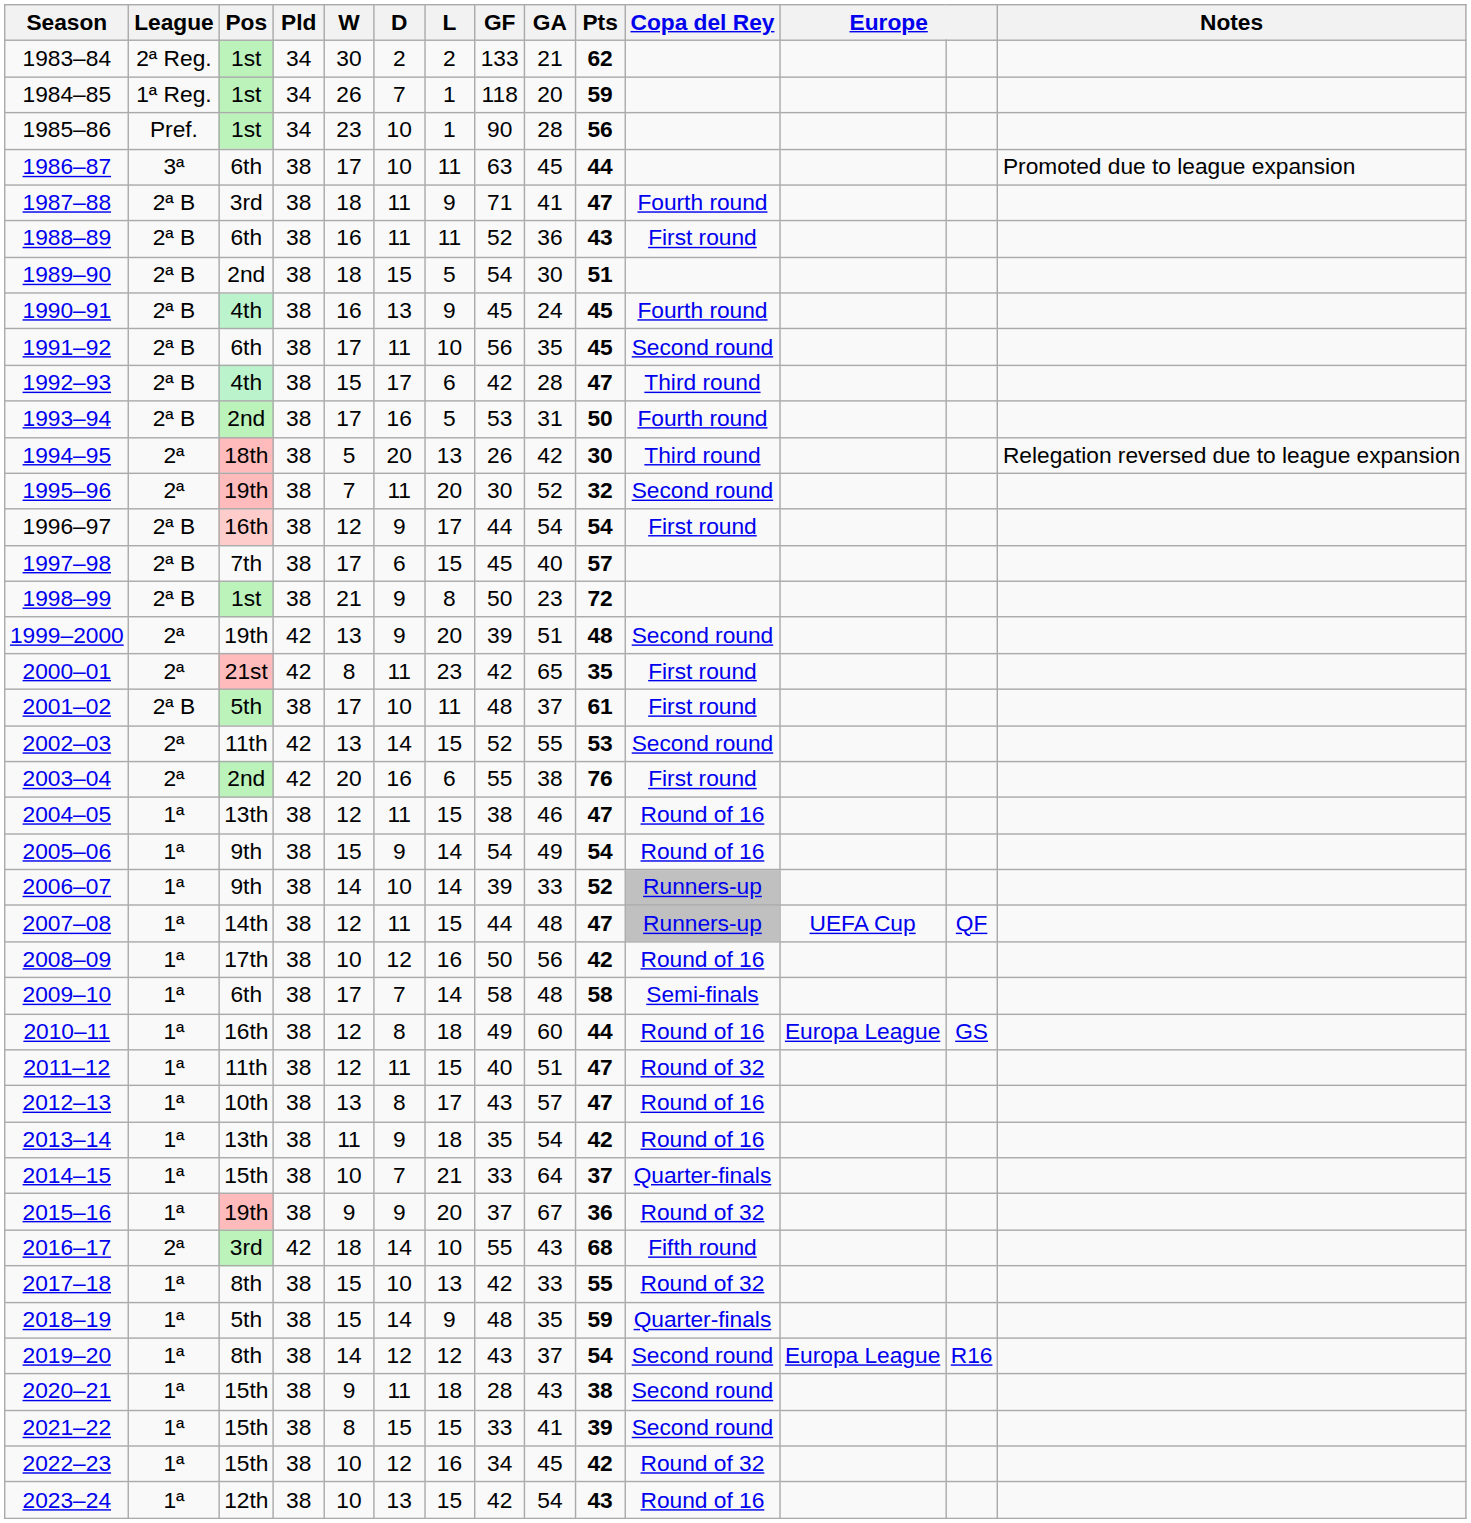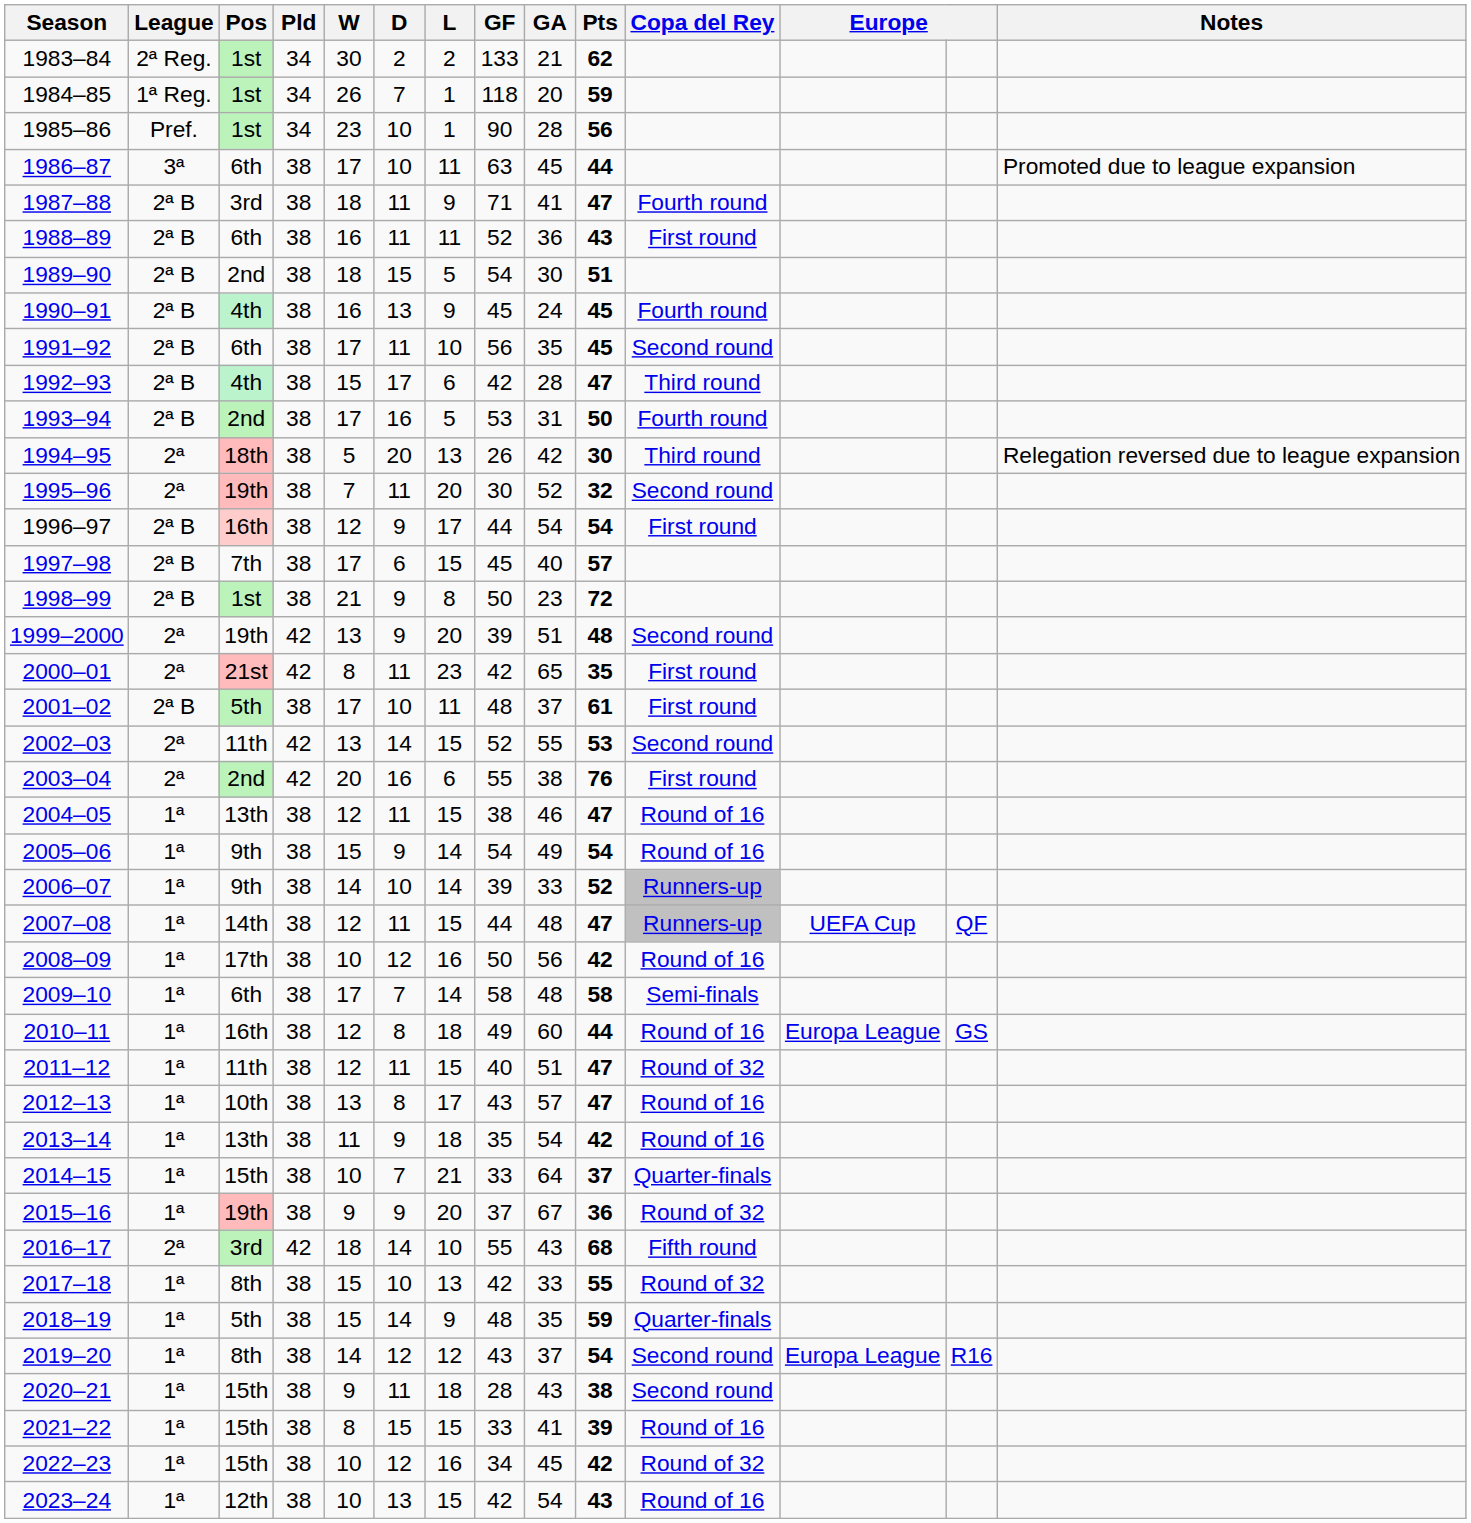(702, 1427) Second round -> (702, 1427) Round of 16
